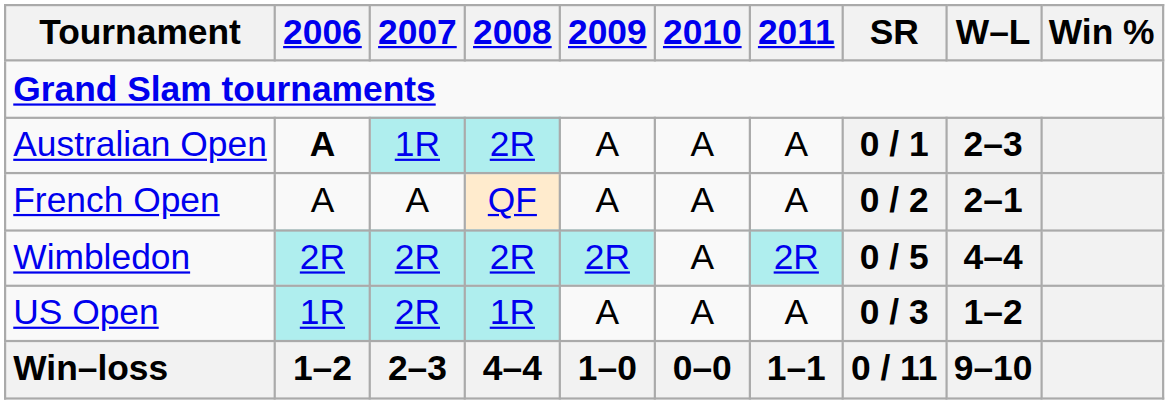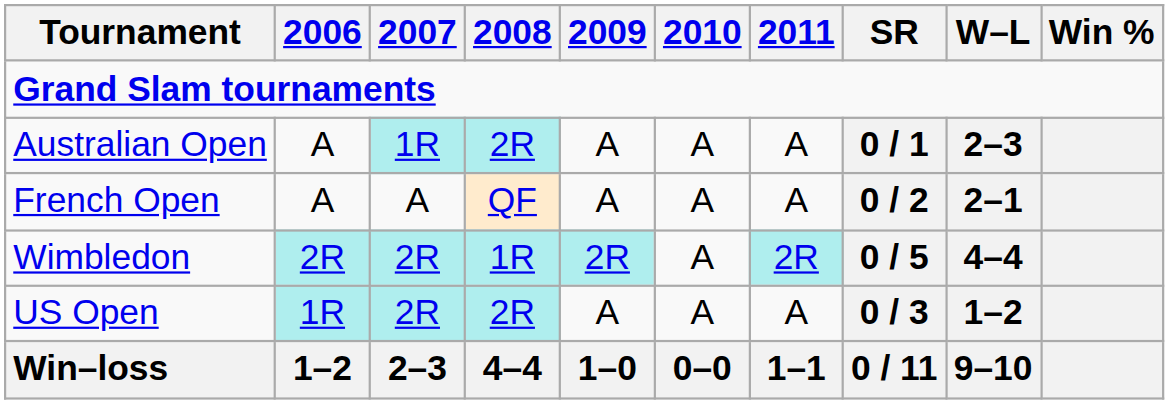(322, 144) bold -> (322, 144) normal
(512, 256) 2R -> (512, 256) 1R
(512, 312) 1R -> (512, 312) 2R
